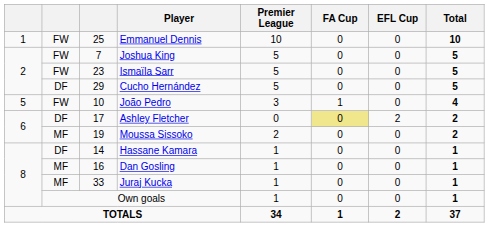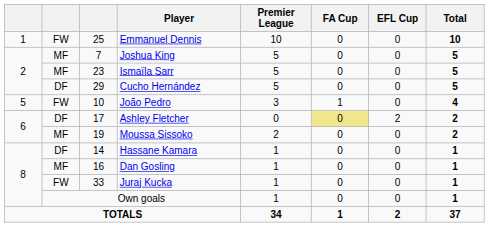(61, 55) FW -> (61, 55) MF
(61, 71) FW -> (61, 71) MF
(61, 182) MF -> (61, 182) FW
